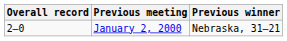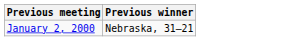- column: (48, 12)
